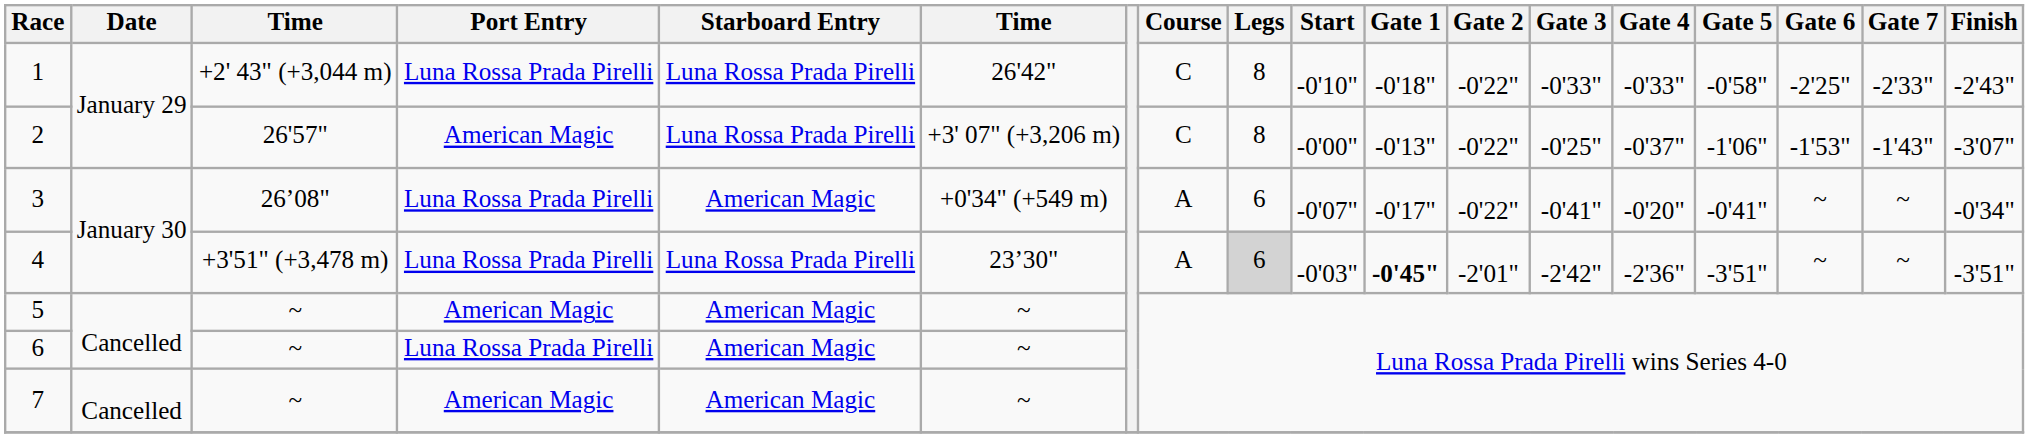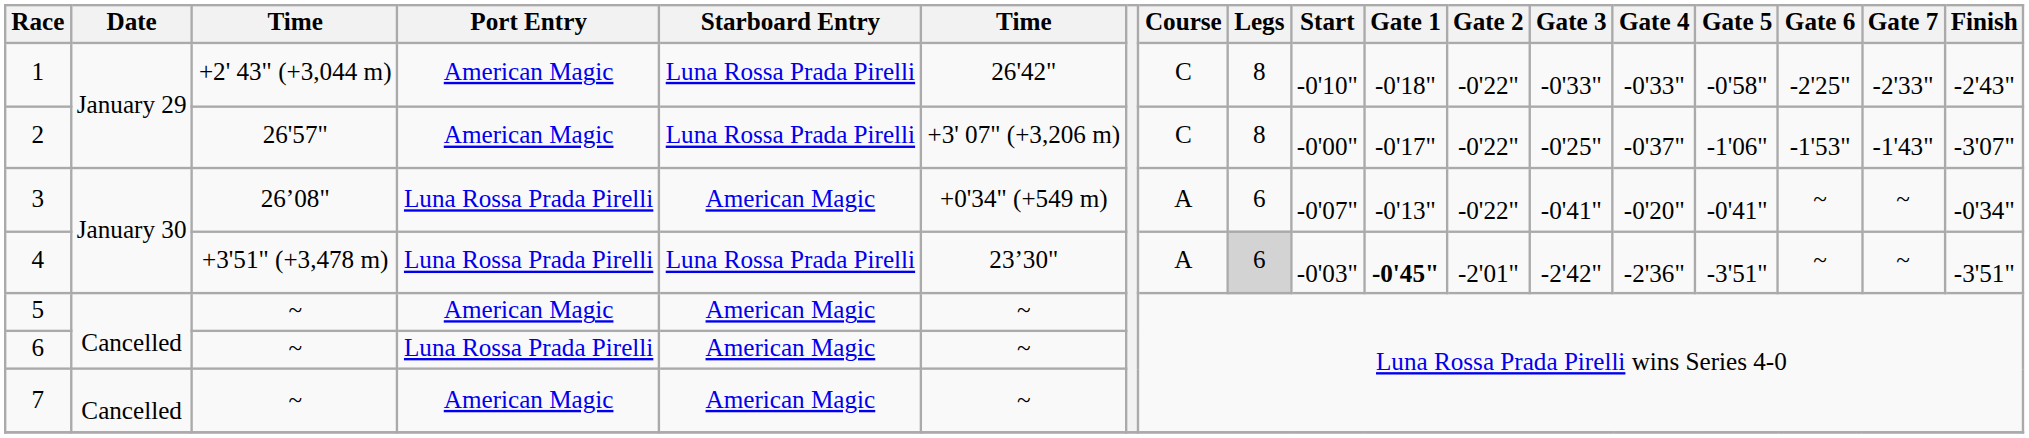(529, 72) Luna Rossa Prada Pirelli -> (529, 72) American Magic
(1405, 147) -0'13" -> (1405, 147) -0'17"
(1405, 210) -0'17" -> (1405, 210) -0'13"
